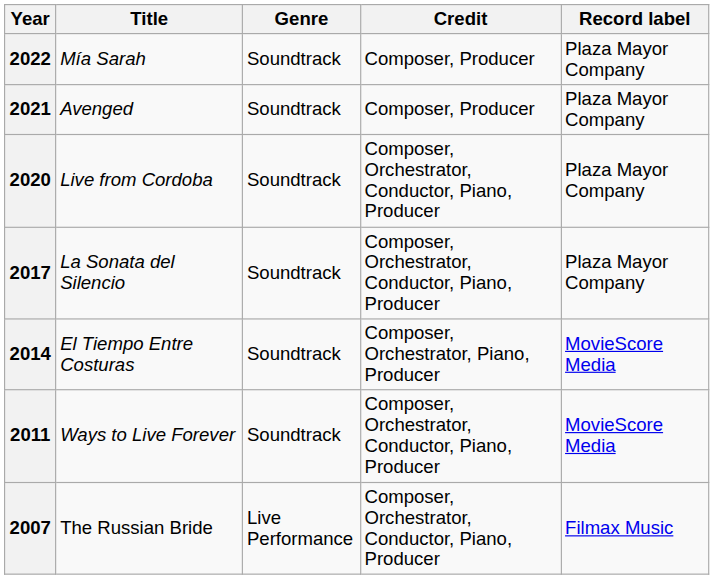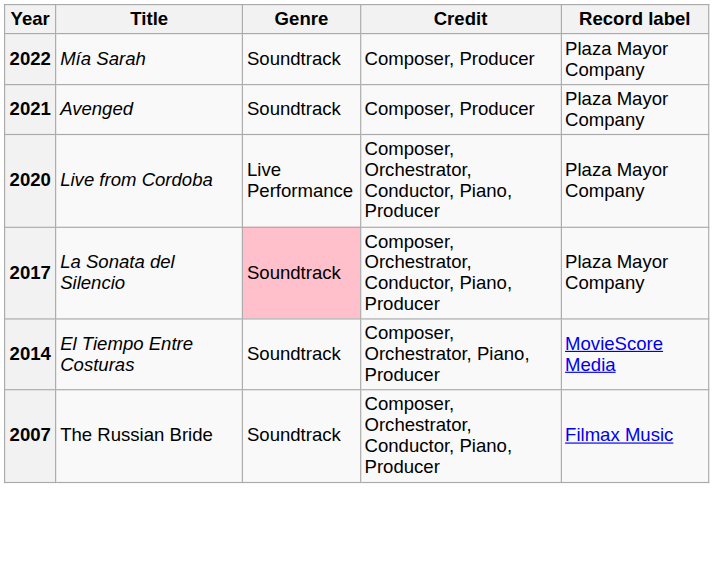(294, 180) Soundtrack -> (300, 180) Live Performance
(294, 272) no background -> (294, 272) pink background
- row: (30, 435)
(300, 528) Live Performance -> (294, 435) Soundtrack
